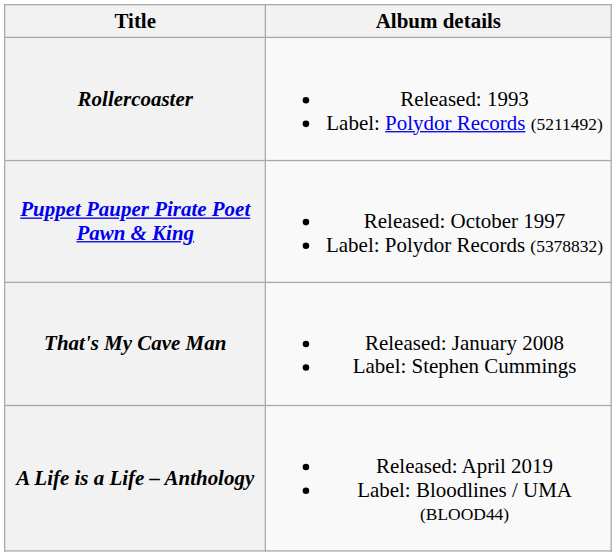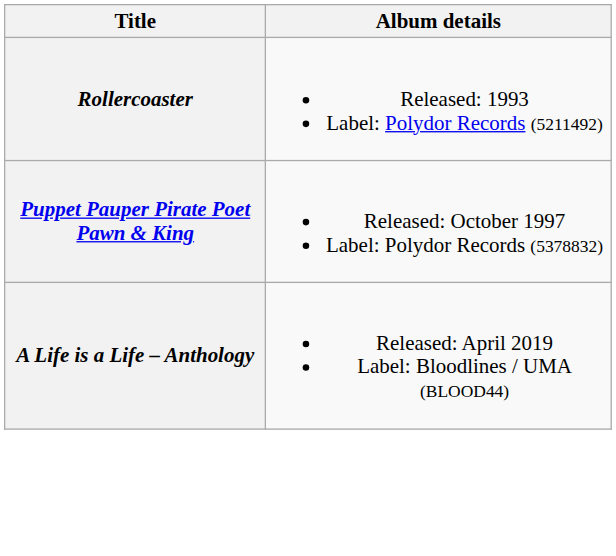- row: (135, 343)
